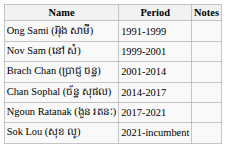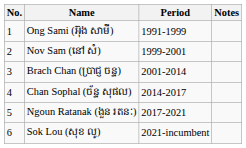+ column: (14, 12)
